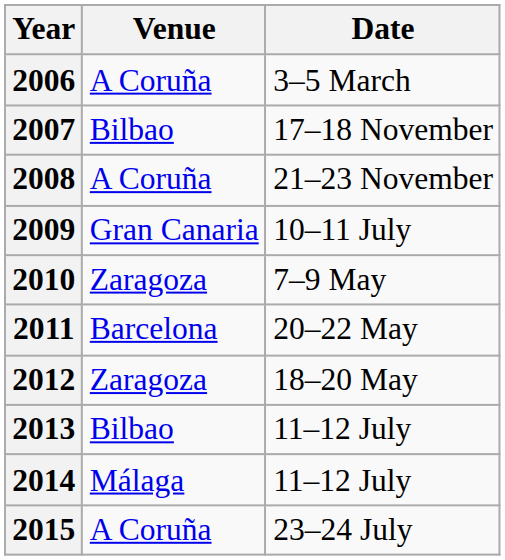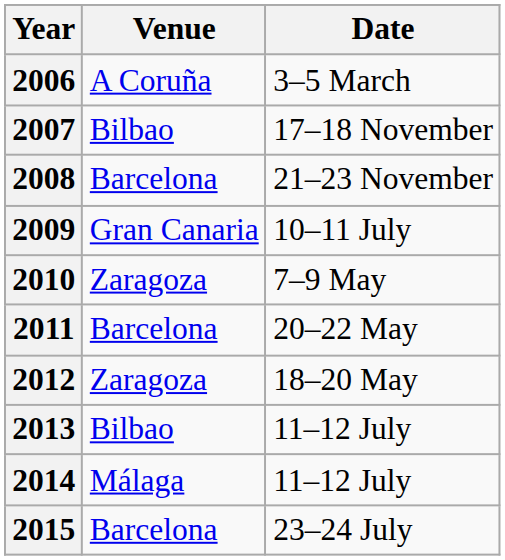(151, 179) A Coruña -> (154, 179) Barcelona
(151, 529) A Coruña -> (154, 529) Barcelona
